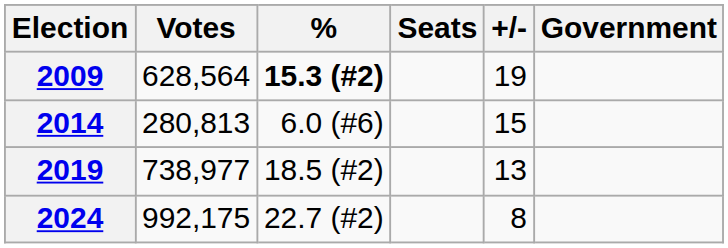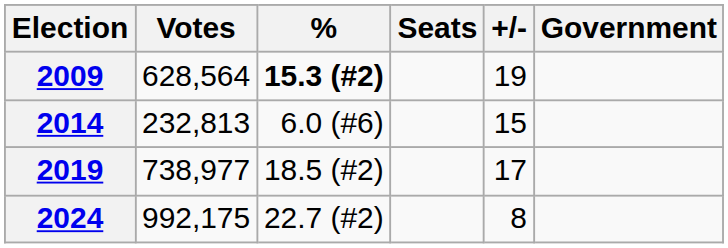(196, 123) 280,813 -> (196, 123) 232,813
(510, 170) 13 -> (510, 170) 17
